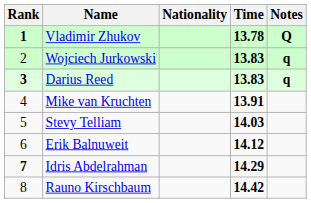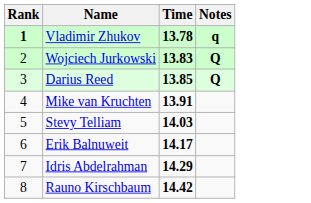- column: (195, 15)
(287, 36) Q -> (215, 36) q
(287, 58) q -> (215, 58) Q
(23, 79) bold -> (23, 79) normal
(249, 79) 13.83 -> (177, 79) 13.85
(287, 79) q -> (215, 79) Q
(249, 144) 14.12 -> (177, 144) 14.17
(23, 166) bold -> (23, 166) normal
